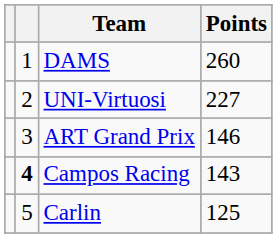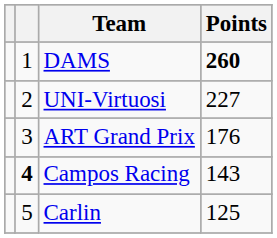(223, 60) normal -> (223, 60) bold
(223, 136) 146 -> (223, 136) 176
